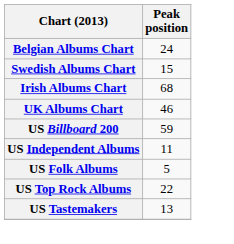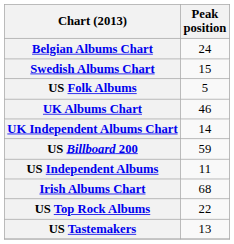rows swapped: (73, 88) <-> (73, 169)
+ row: (92, 128)
